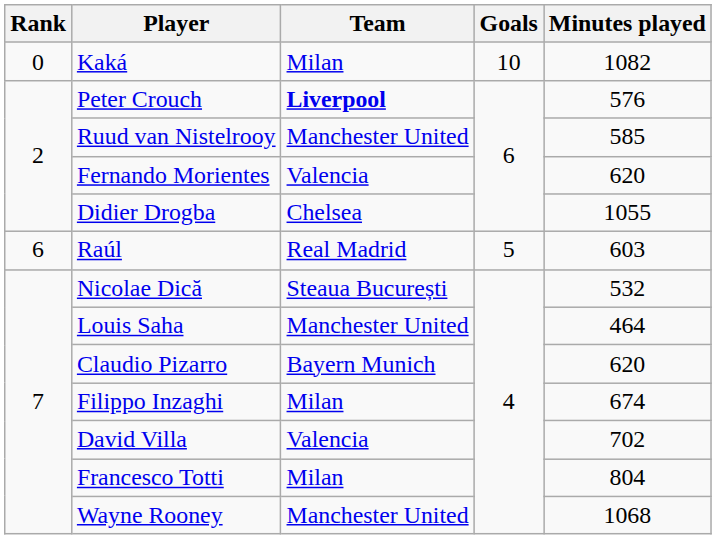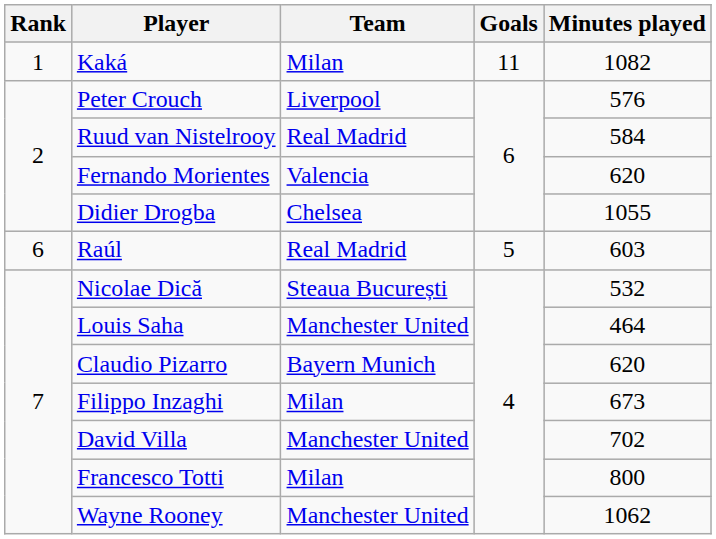(38, 61) 0 -> (38, 61) 1
(509, 61) 10 -> (509, 61) 11
(336, 99) bold -> (334, 99) normal
(378, 136) Manchester United -> (346, 136) Real Madrid
(627, 136) 585 -> (627, 136) 584
(627, 401) 674 -> (627, 401) 673
(328, 439) Valencia -> (378, 439) Manchester United
(627, 477) 804 -> (627, 477) 800
(627, 514) 1068 -> (627, 514) 1062
